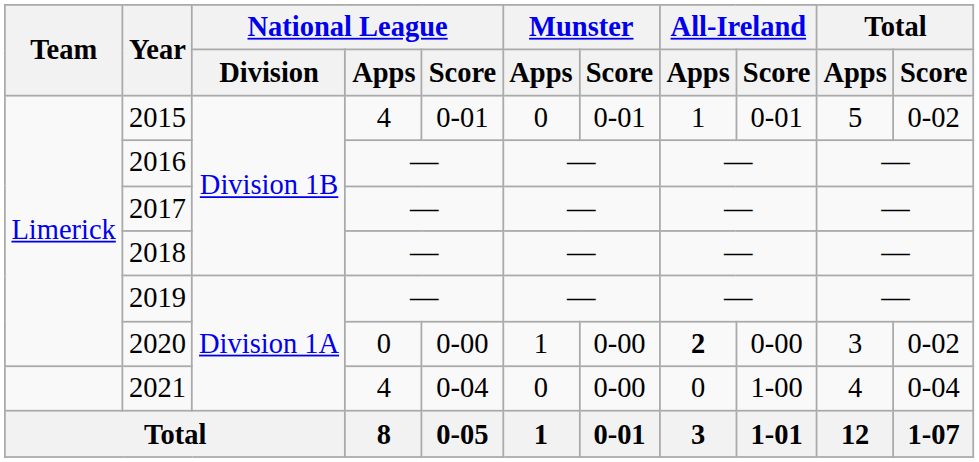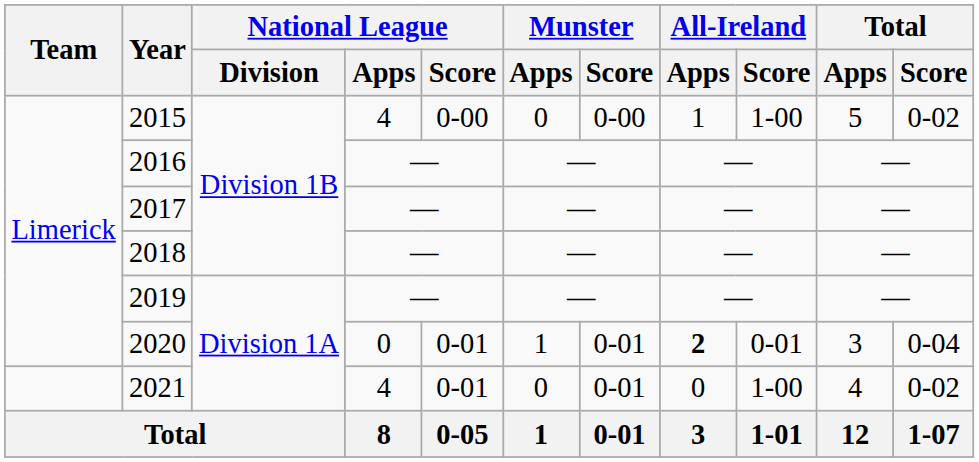(462, 117) 0-01 -> (462, 117) 0-00
(620, 117) 0-01 -> (620, 117) 0-00
(777, 117) 0-01 -> (777, 117) 1-00
(462, 343) 0-00 -> (462, 343) 0-01
(620, 343) 0-00 -> (620, 343) 0-01
(777, 343) 0-00 -> (777, 343) 0-01
(934, 343) 0-02 -> (934, 343) 0-04
(462, 388) 0-04 -> (462, 388) 0-01
(620, 388) 0-00 -> (620, 388) 0-01
(934, 388) 0-04 -> (934, 388) 0-02
